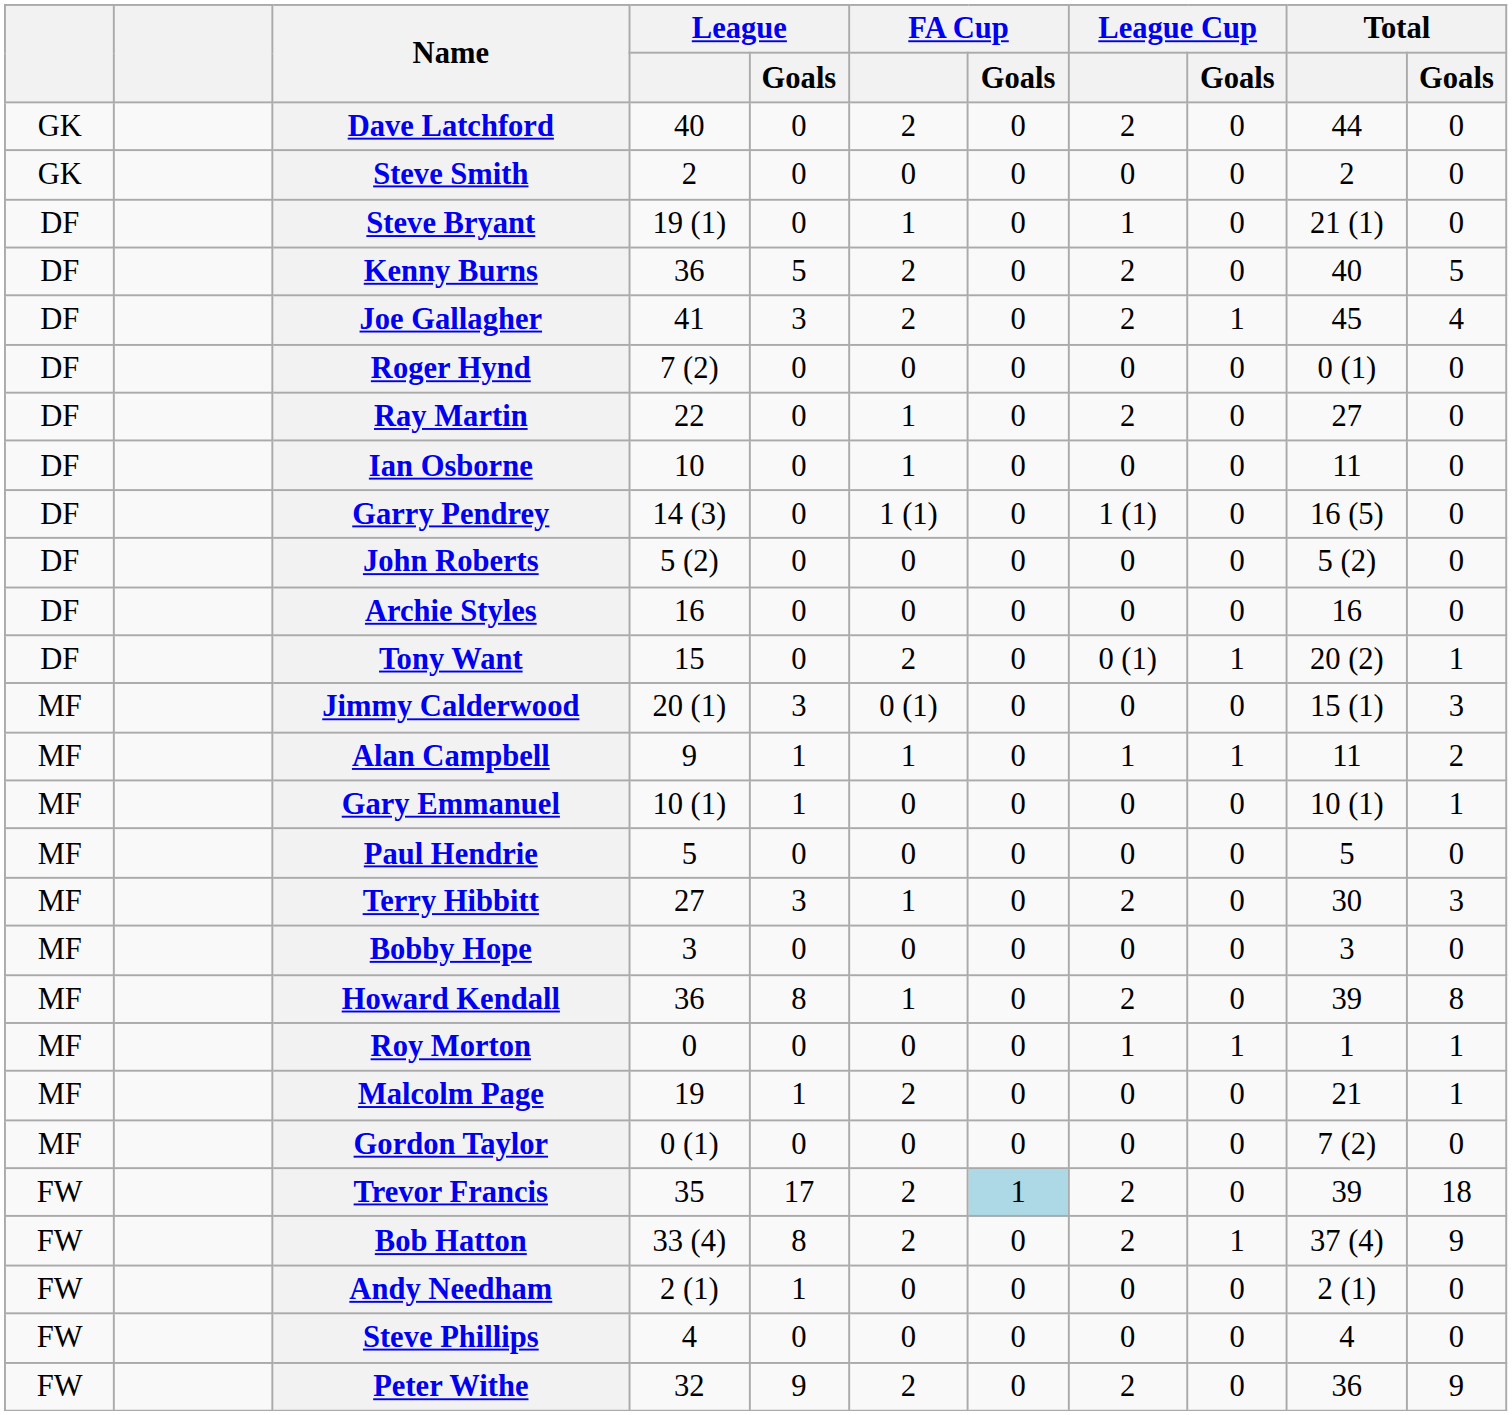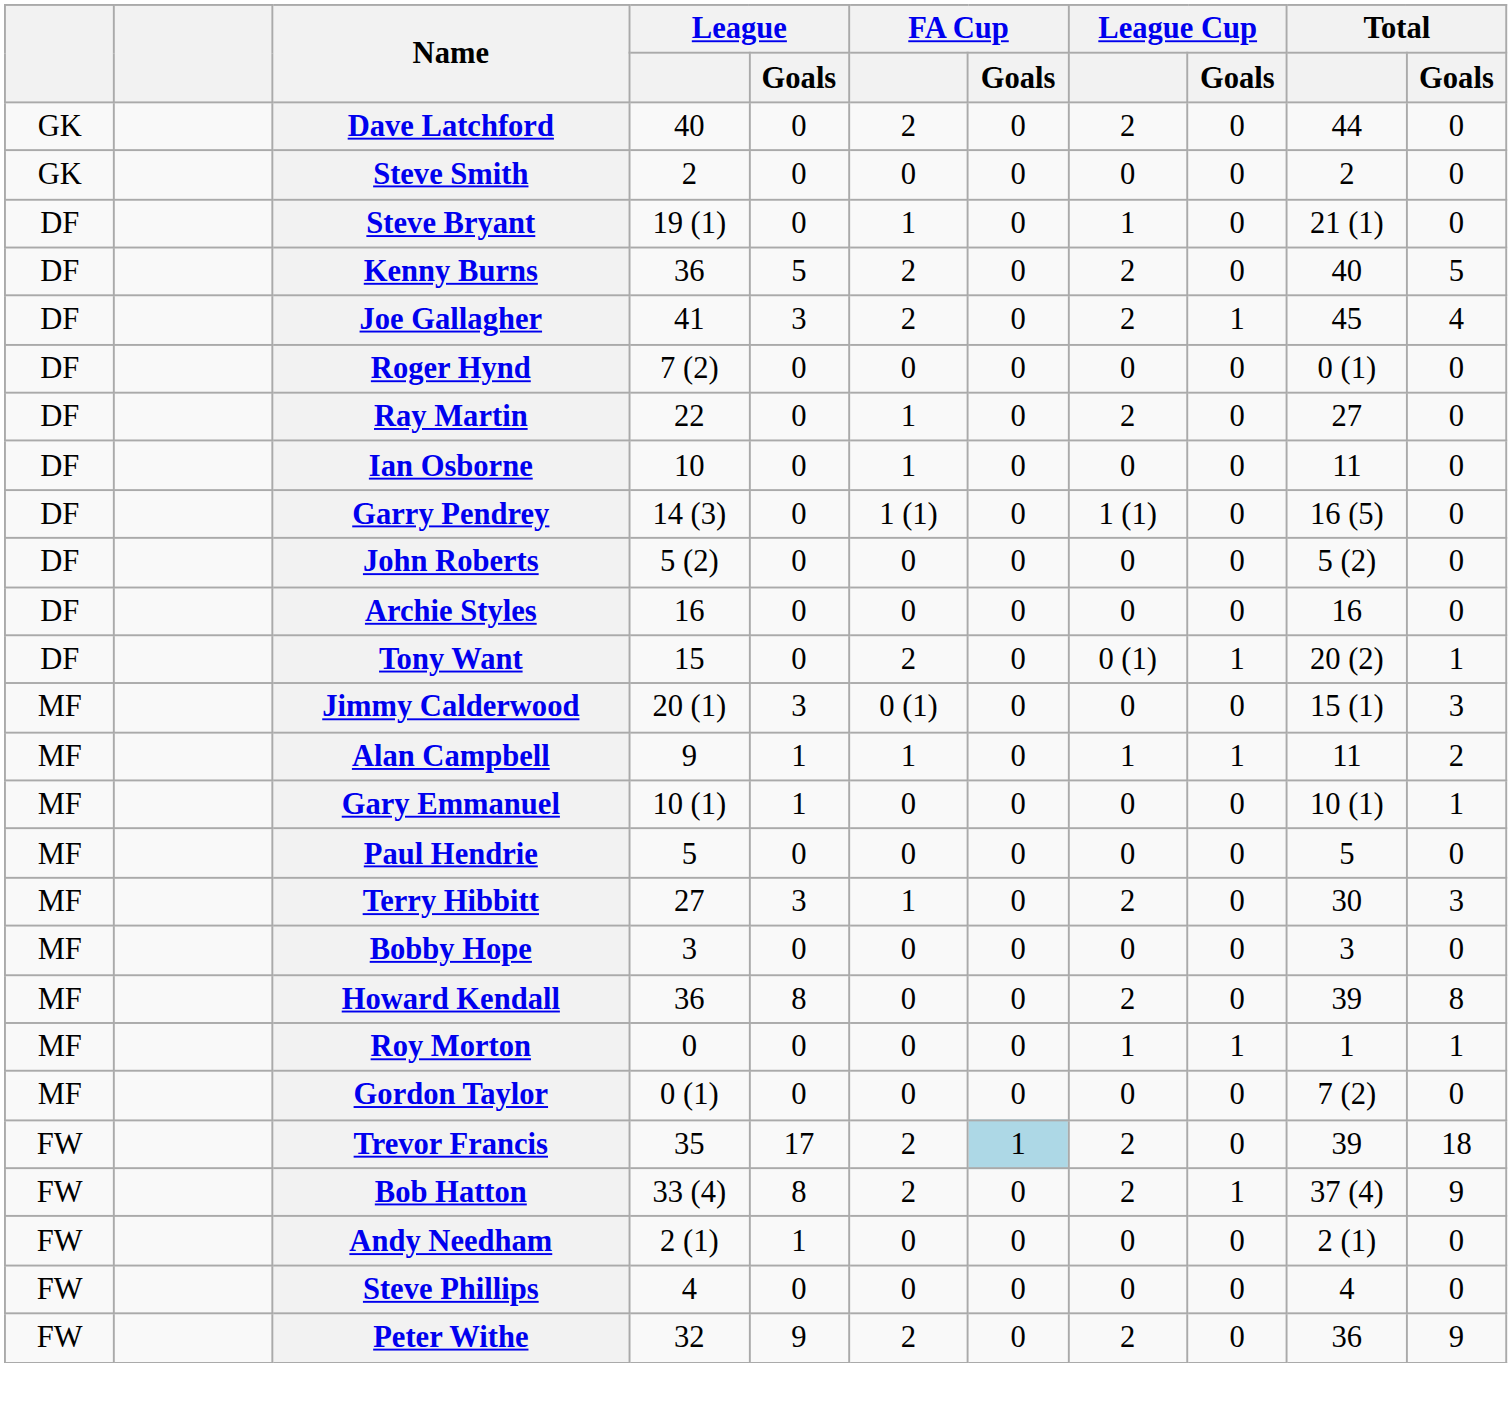(909, 998) 1 -> (909, 998) 0
- row: (451, 1094)
